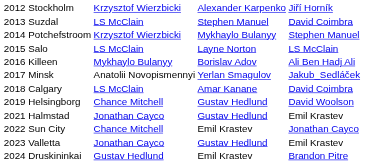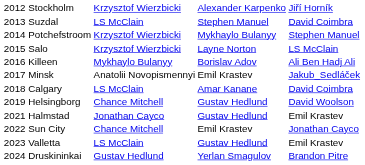(119, 48) LS McClain -> (137, 48) Krzysztof Wierzbicki
(234, 75) Yerlan Smagulov -> (225, 75) Emil Krastev
(129, 142) Jonathan Cayco -> (119, 142) LS McClain
(225, 156) Emil Krastev -> (234, 156) Yerlan Smagulov
